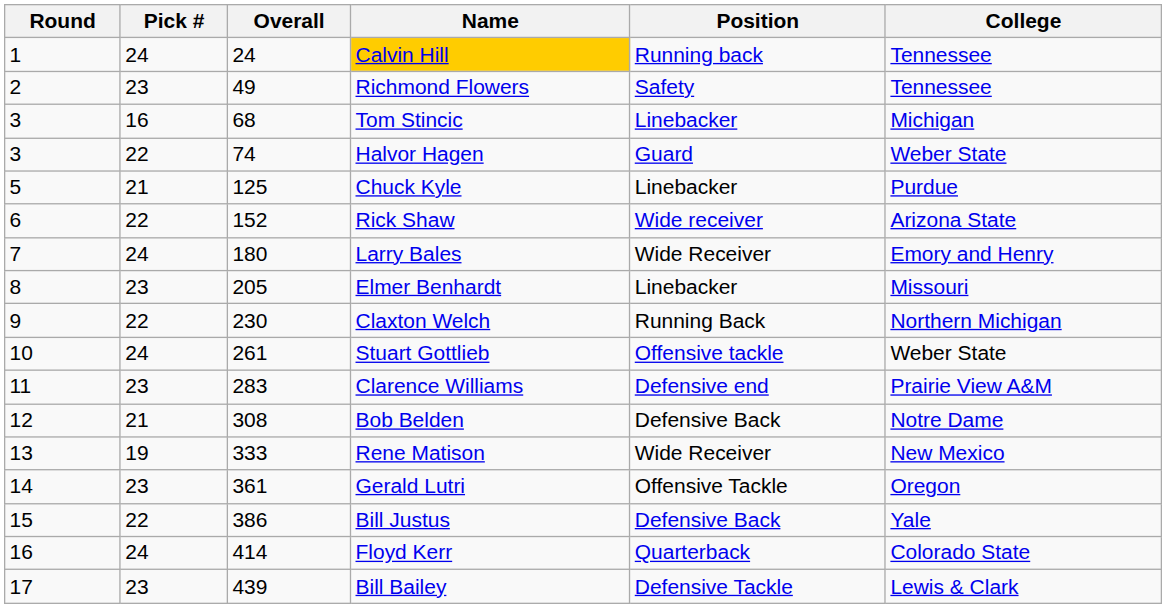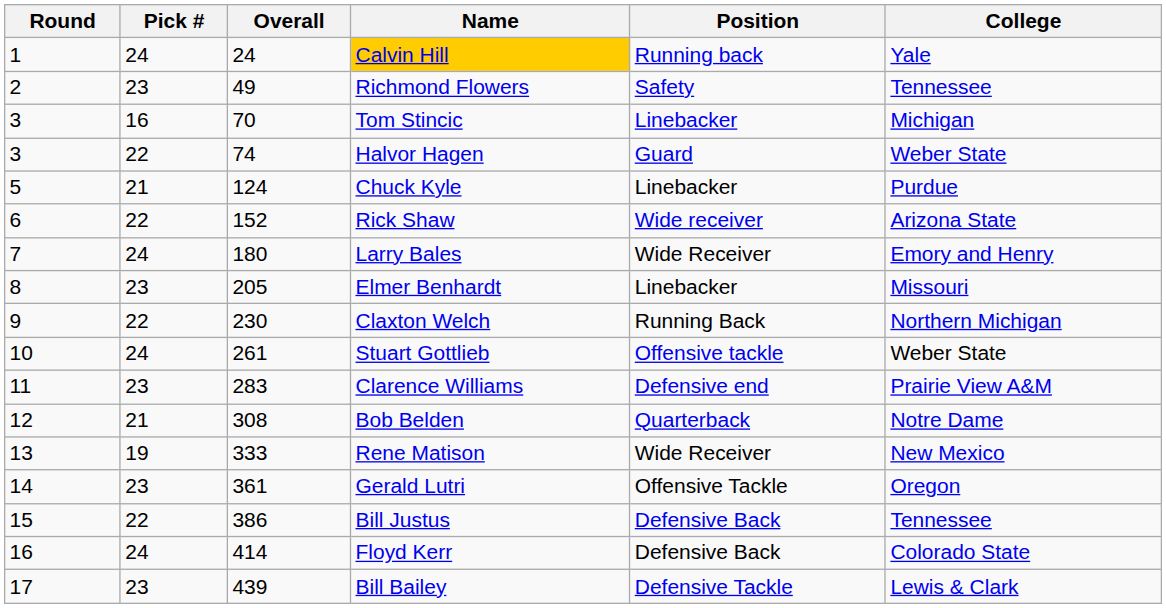(941, 54) Tennessee -> (911, 54) Yale
(244, 120) 68 -> (244, 120) 70
(250, 187) 125 -> (250, 187) 124
(708, 420) Defensive Back -> (692, 420) Quarterback
(911, 519) Yale -> (941, 519) Tennessee
(692, 552) Quarterback -> (708, 552) Defensive Back
